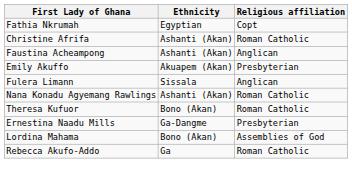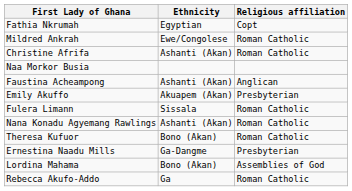+ row: (43, 39)
+ row: (48, 67)
(257, 81) Anglican -> (273, 109) Roman Catholic
